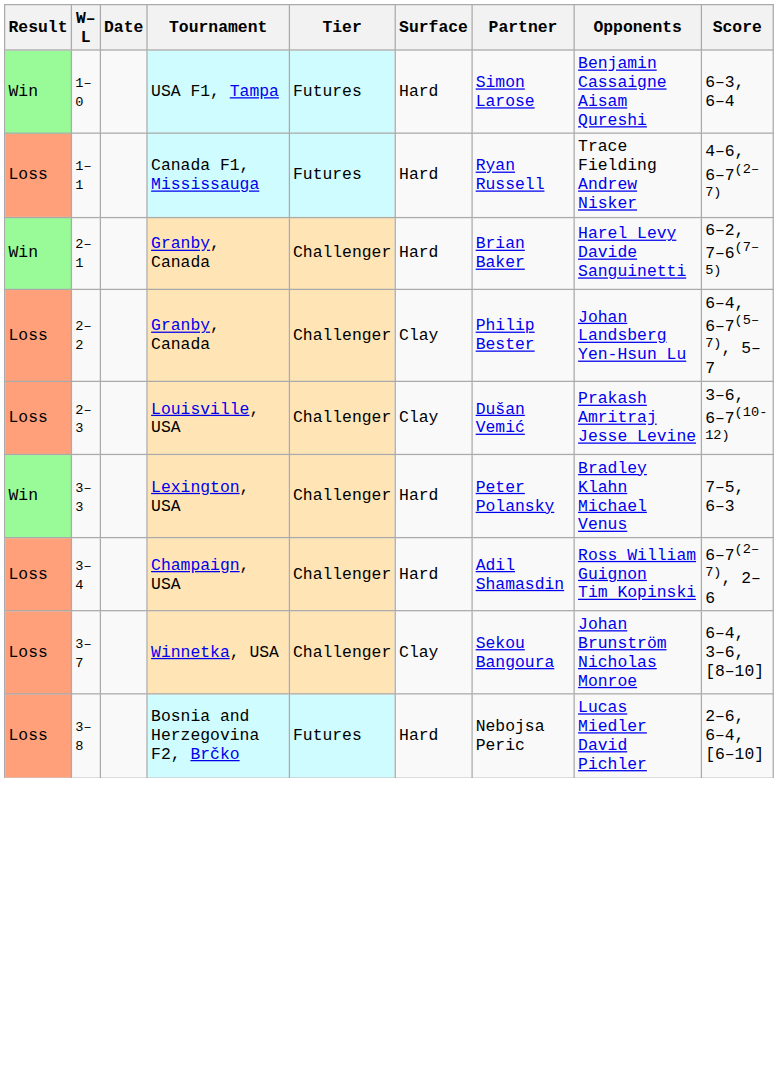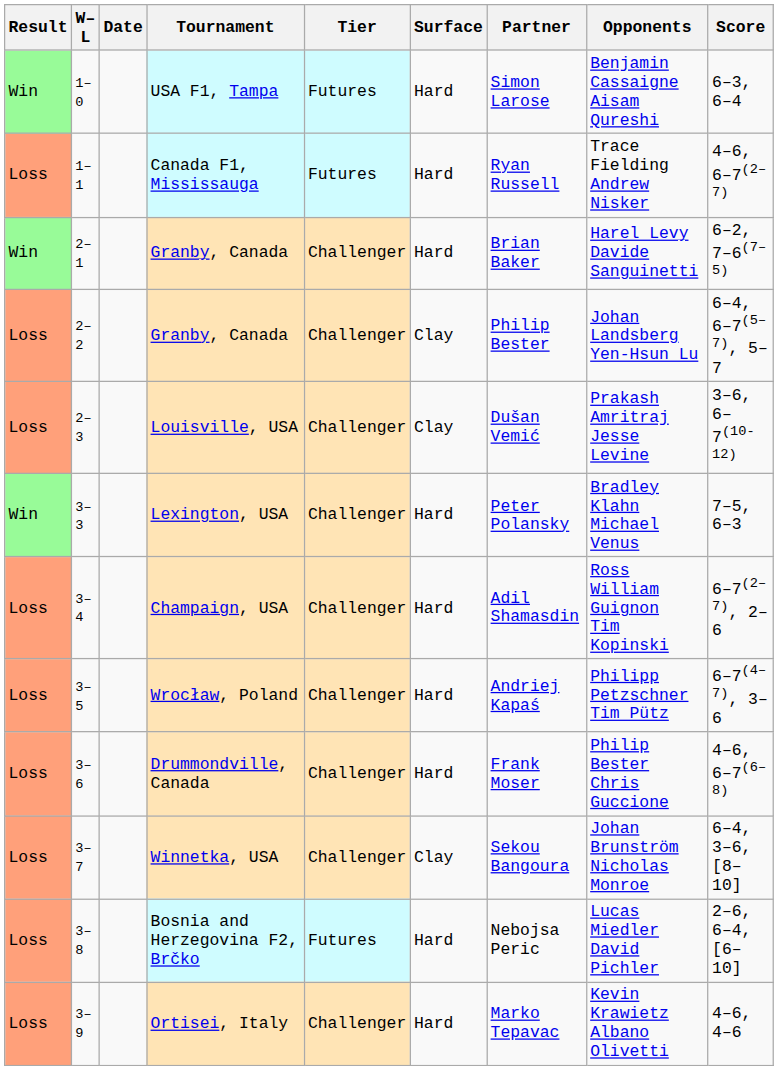+ row: (83, 696)
+ row: (83, 774)
+ row: (83, 1025)
